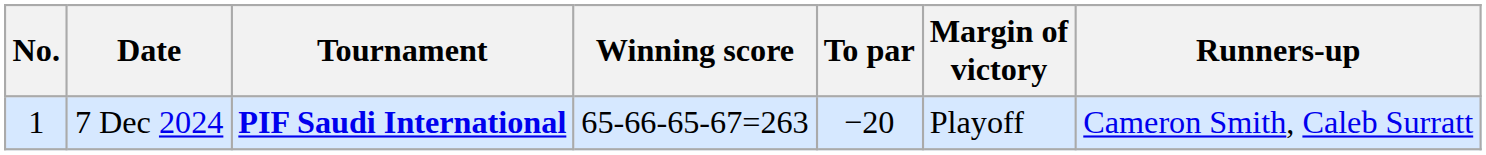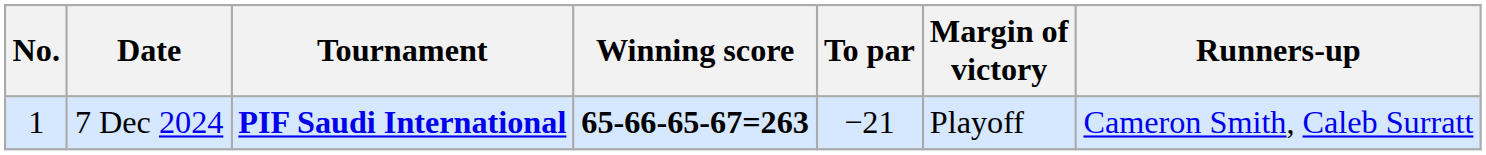(695, 122) normal -> (695, 122) bold
(869, 122) −20 -> (869, 122) −21
